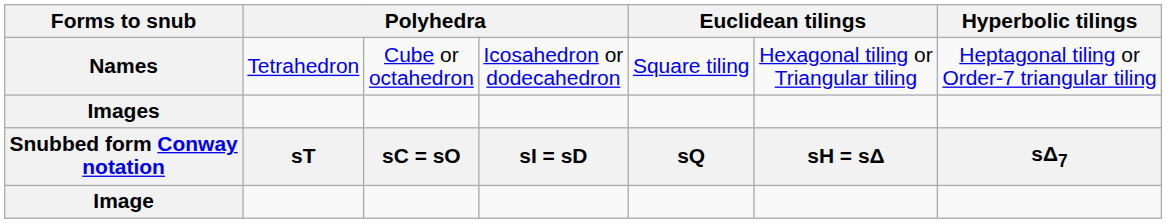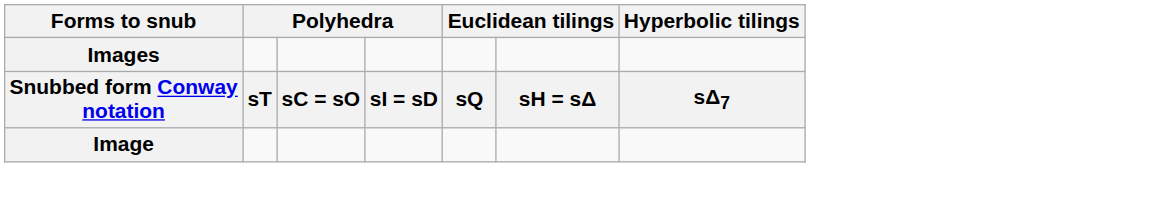- row: (124, 66)
